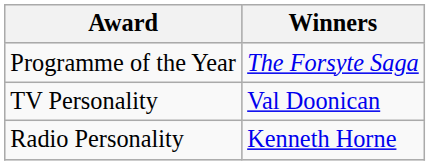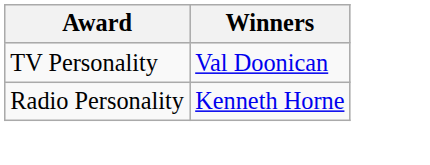- row: (123, 62)
